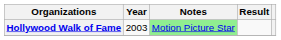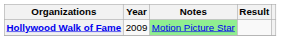(137, 27) 2003 -> (137, 27) 2009
